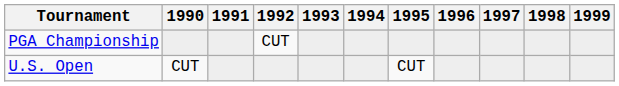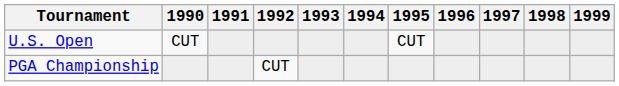rows swapped: (51, 68) <-> (84, 43)
